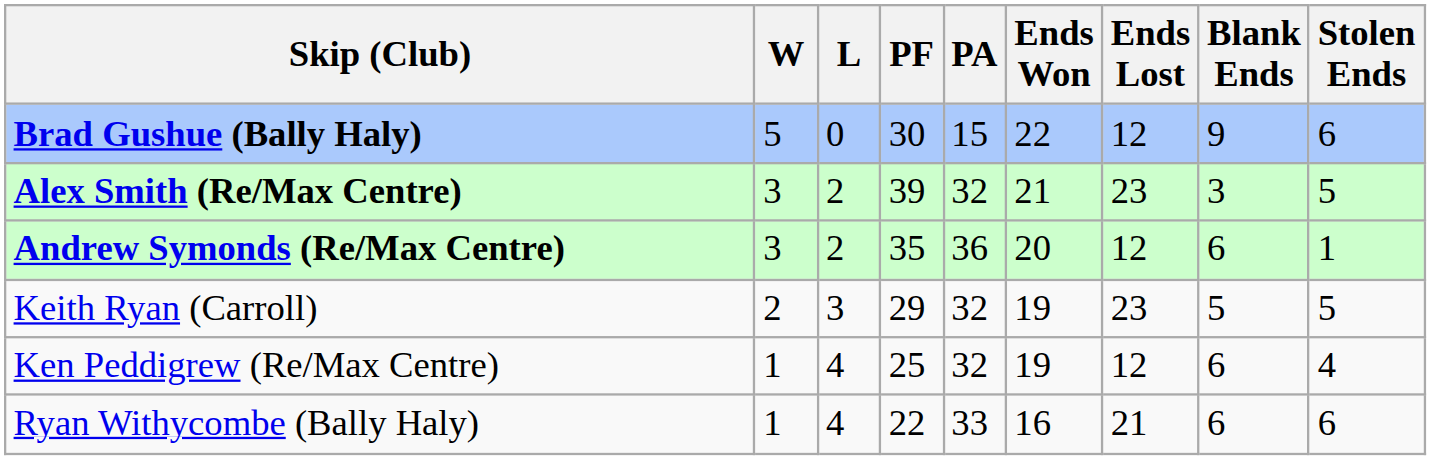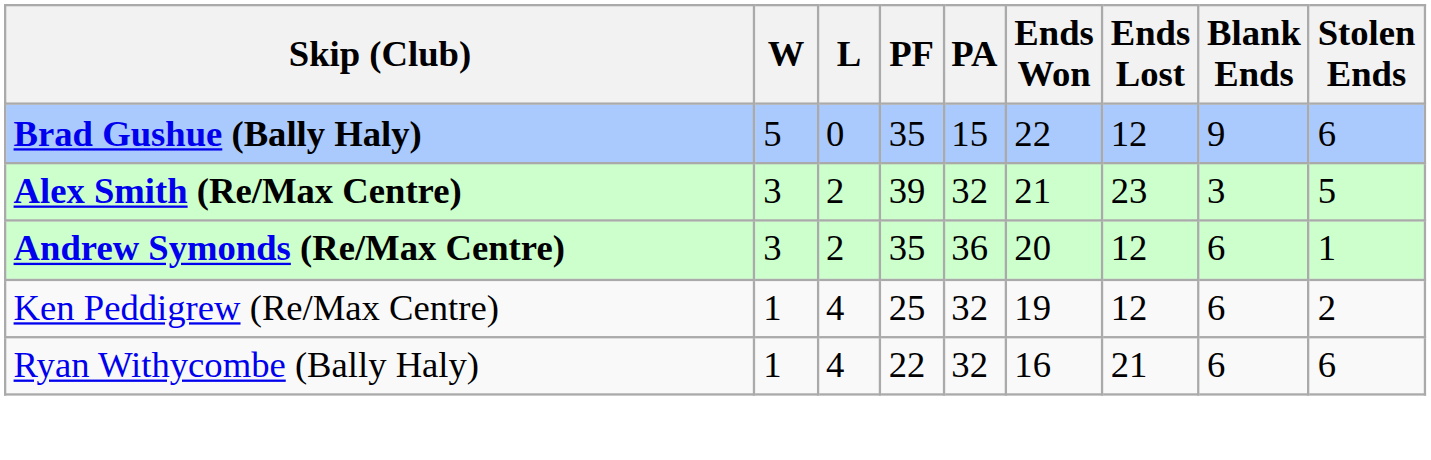(907, 132) 30 -> (907, 132) 35
- row: (165, 307)
(1327, 365) 4 -> (1327, 307) 2
(970, 423) 33 -> (970, 365) 32
